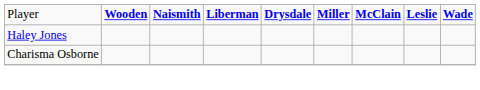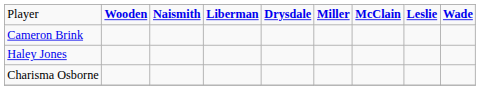+ row: (45, 35)
